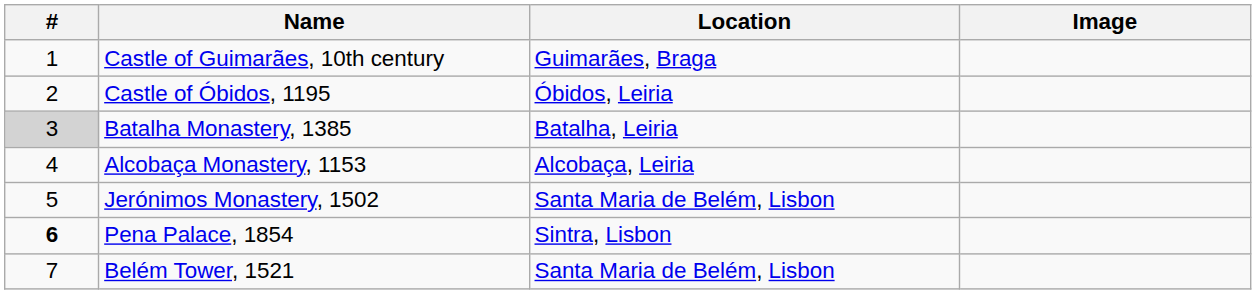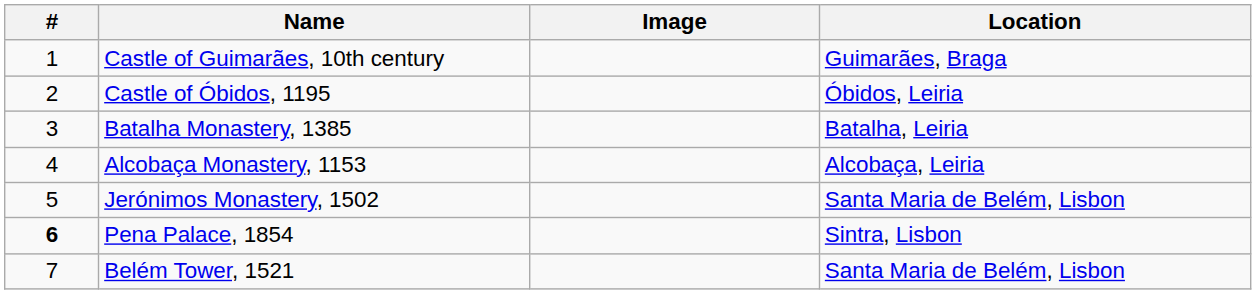columns swapped: (745, 22) <-> (1105, 22)
(52, 128) lightgrey background -> (52, 128) no background
